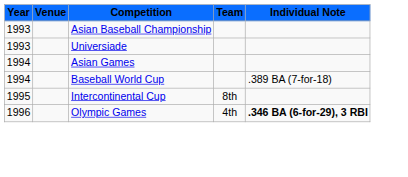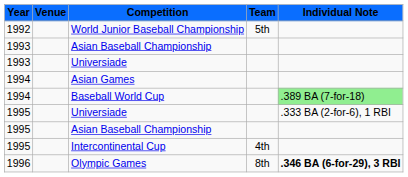+ row: (19, 29)
(290, 79) no background -> (323, 96) lightgreen background
+ row: (19, 113)
+ row: (19, 130)
(230, 96) 8th -> (262, 146) 4th
(230, 113) 4th -> (262, 163) 8th
